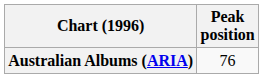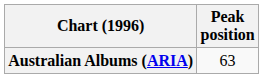(228, 60) 76 -> (228, 60) 63
